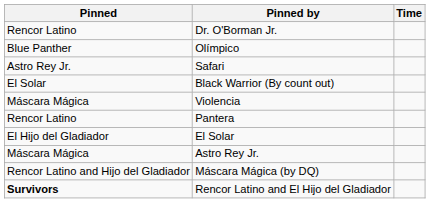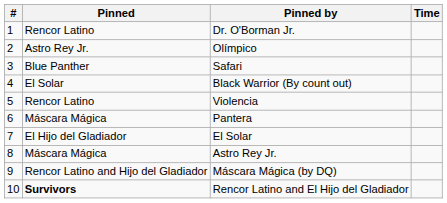+ column: (13, 13)
(39, 48) Blue Panther -> (57, 48) Astro Rey Jr.
(39, 66) Astro Rey Jr. -> (57, 66) Blue Panther
(48, 101) Máscara Mágica -> (59, 101) Rencor Latino
(42, 118) Rencor Latino -> (66, 118) Máscara Mágica
